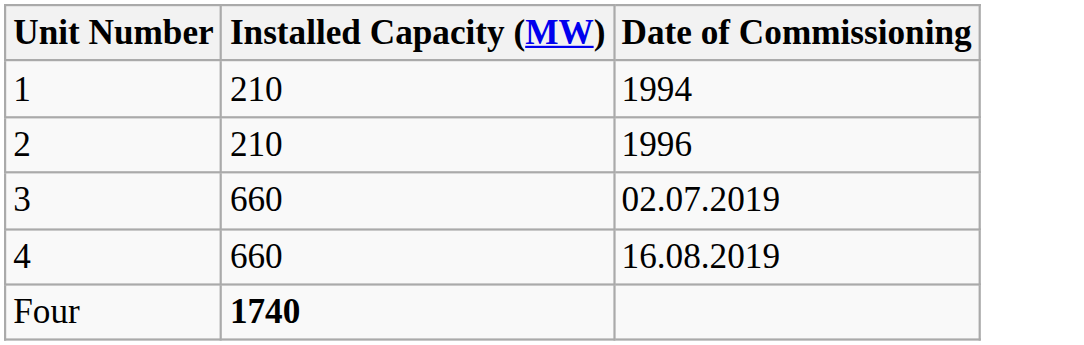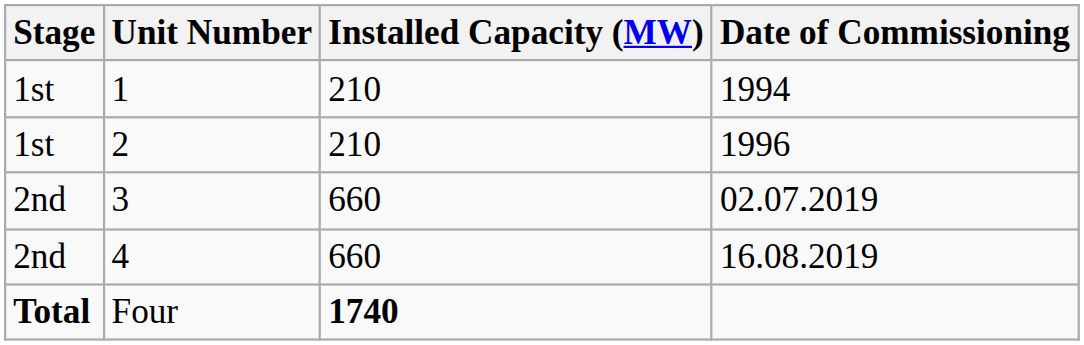+ column: (54, 32)
